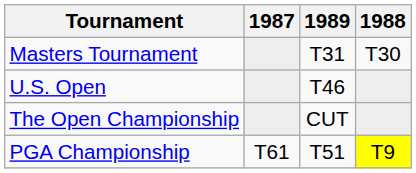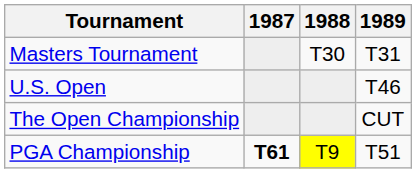columns swapped: (383, 21) <-> (327, 21)
(272, 152) normal -> (272, 152) bold
